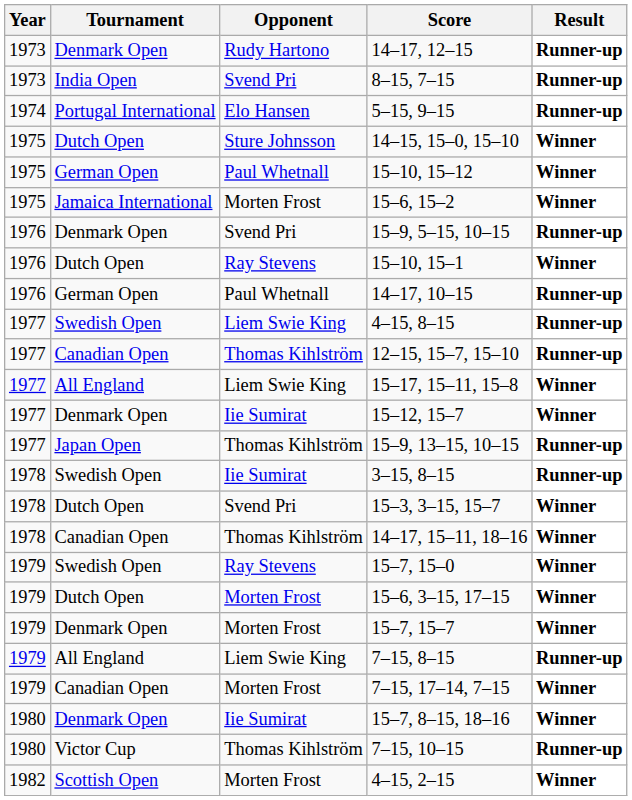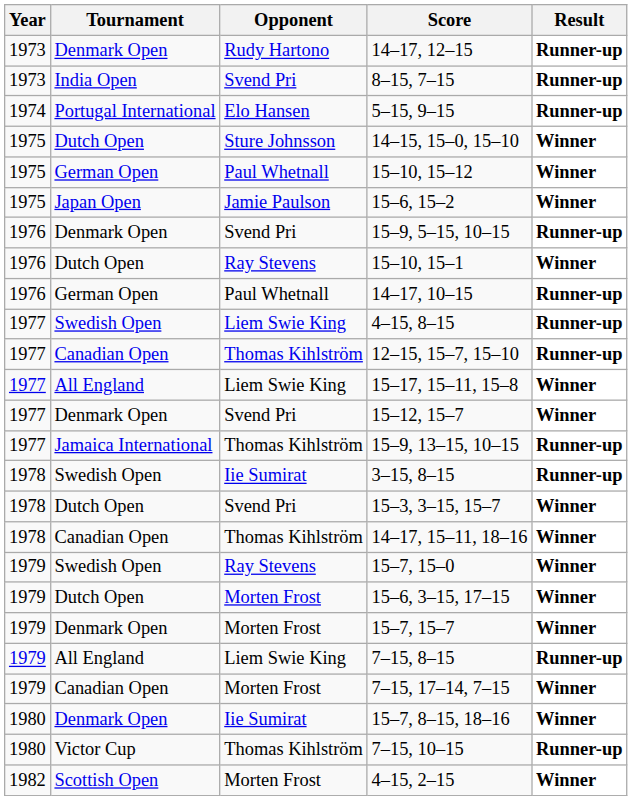(133, 202) Jamaica International -> (98, 202) Japan Open
(273, 202) Morten Frost -> (277, 202) Jamie Paulson
(265, 415) Iie Sumirat -> (260, 415) Svend Pri
(98, 445) Japan Open -> (133, 445) Jamaica International
